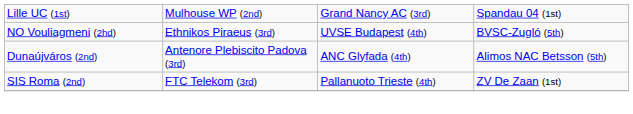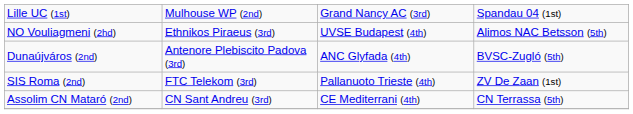(520, 31) BVSC-Zugló (5th) -> (542, 31) Alimos NAC Betsson (5th)
(542, 56) Alimos NAC Betsson (5th) -> (520, 56) BVSC-Zugló (5th)
+ row: (69, 99)
